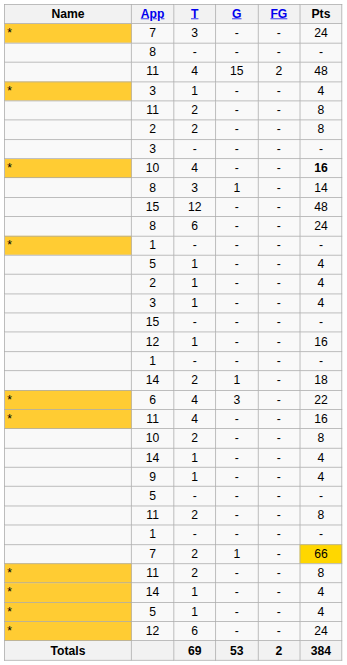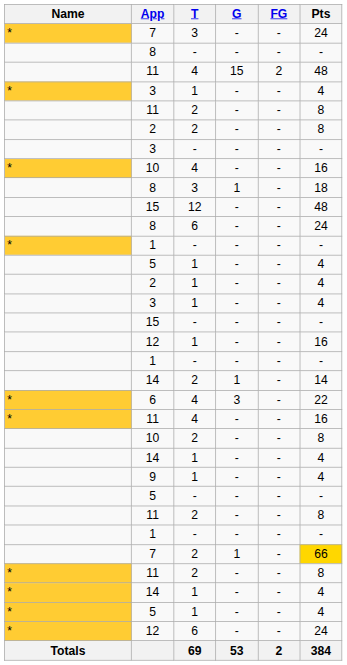(321, 168) bold -> (321, 168) normal
(321, 187) 14 -> (321, 187) 18
(321, 380) 18 -> (321, 380) 14
